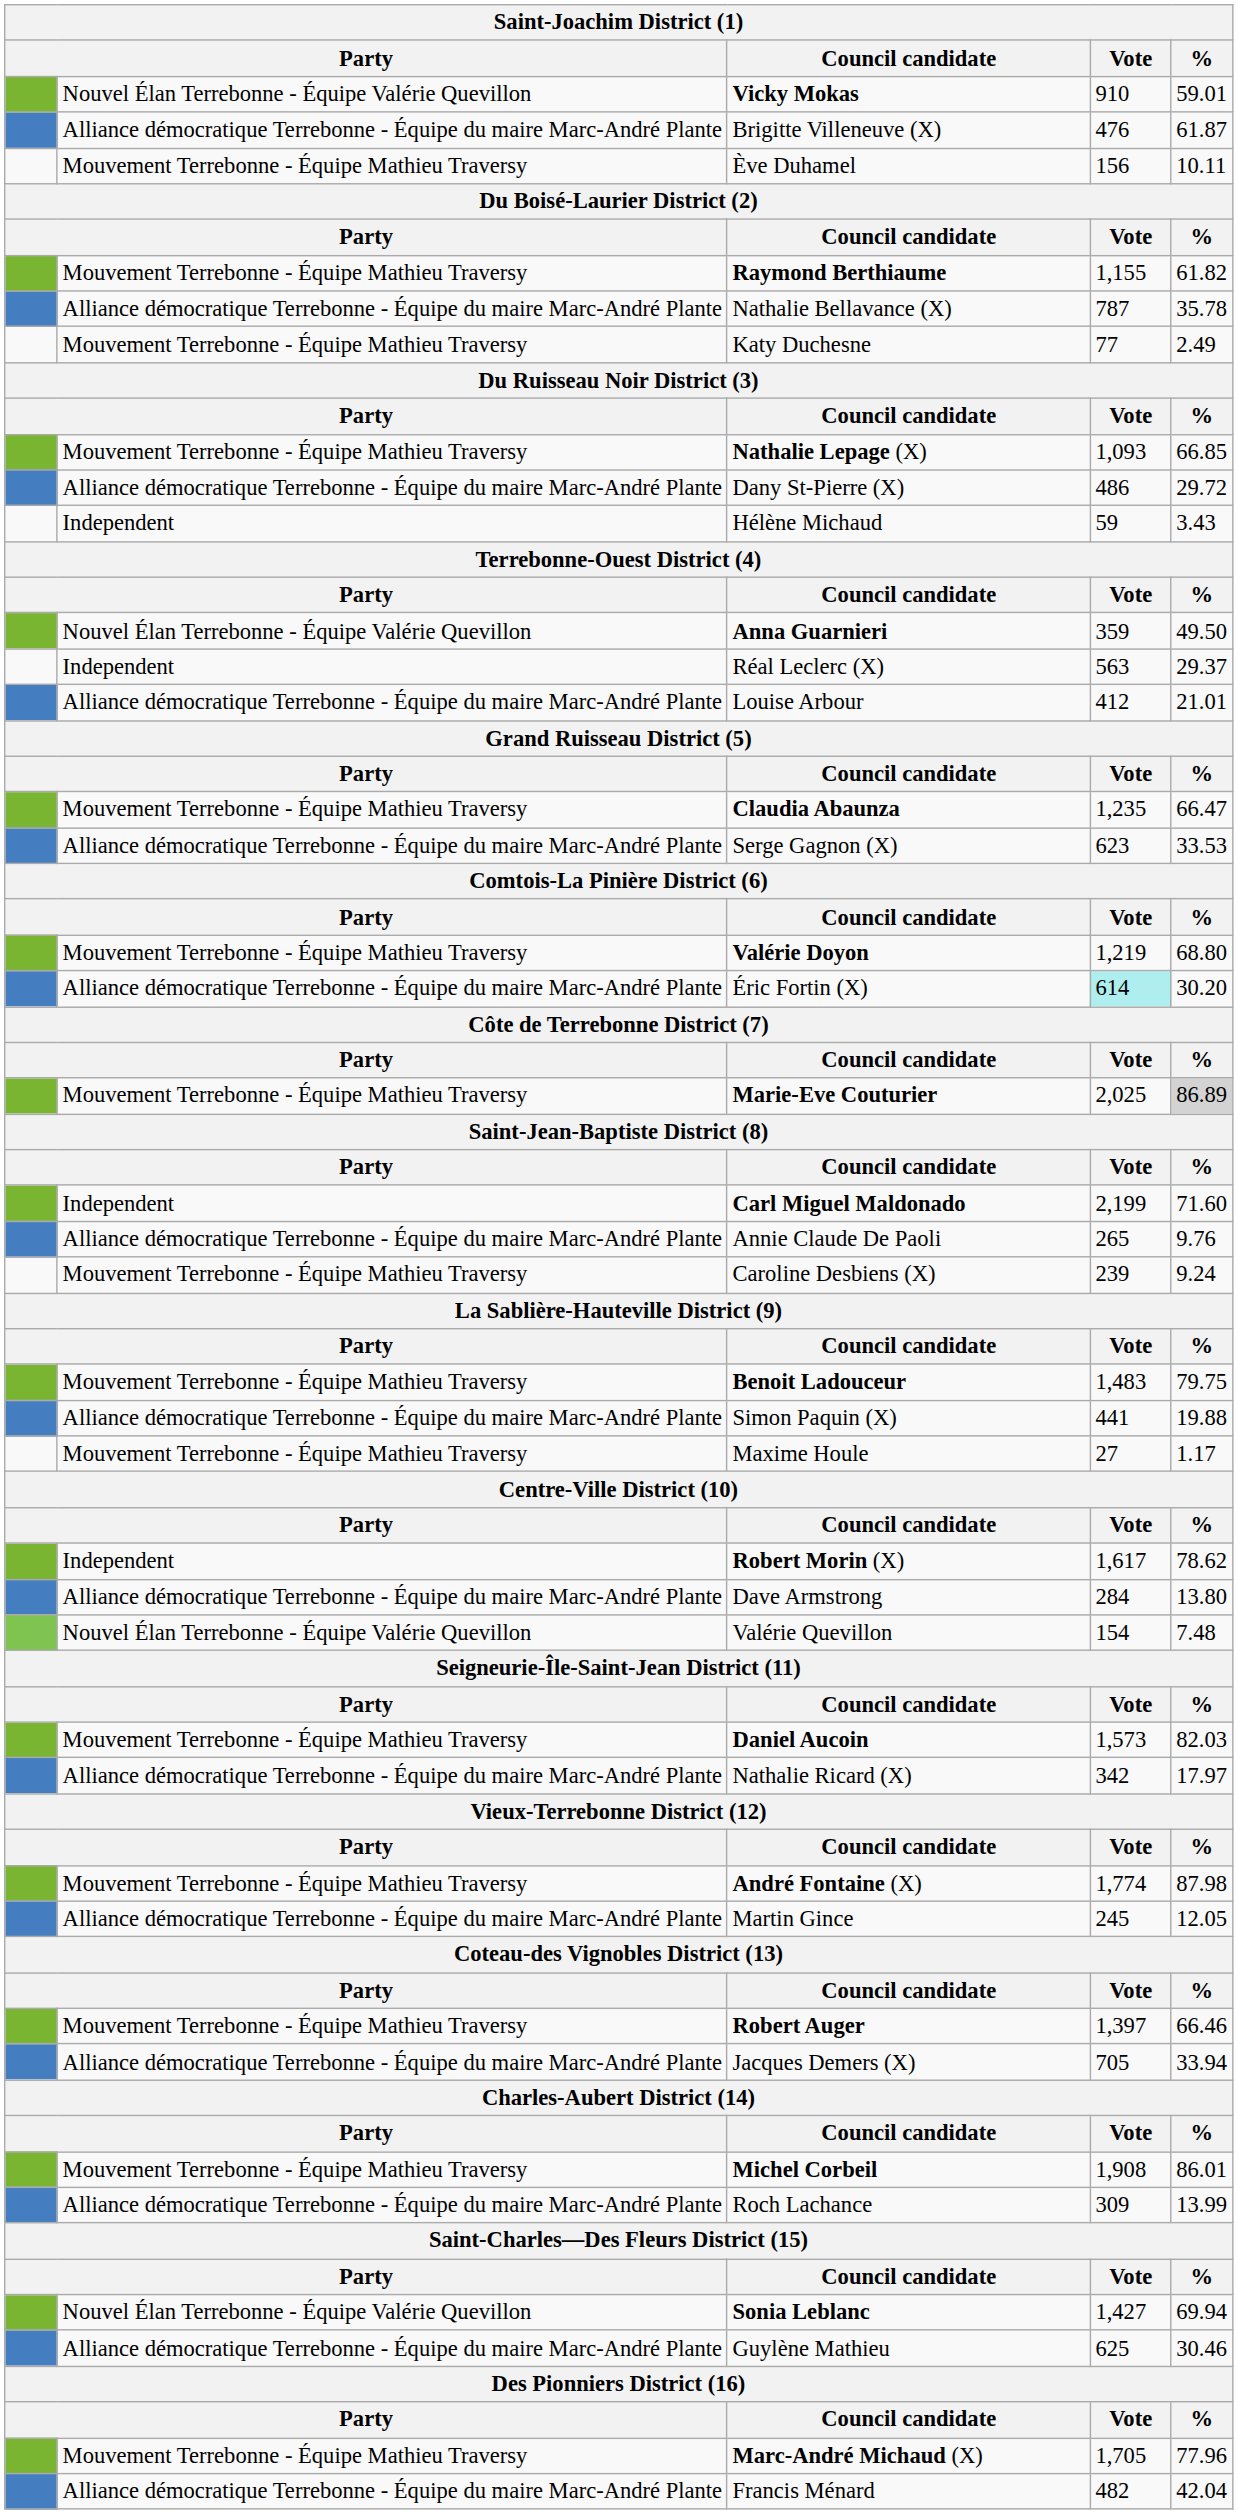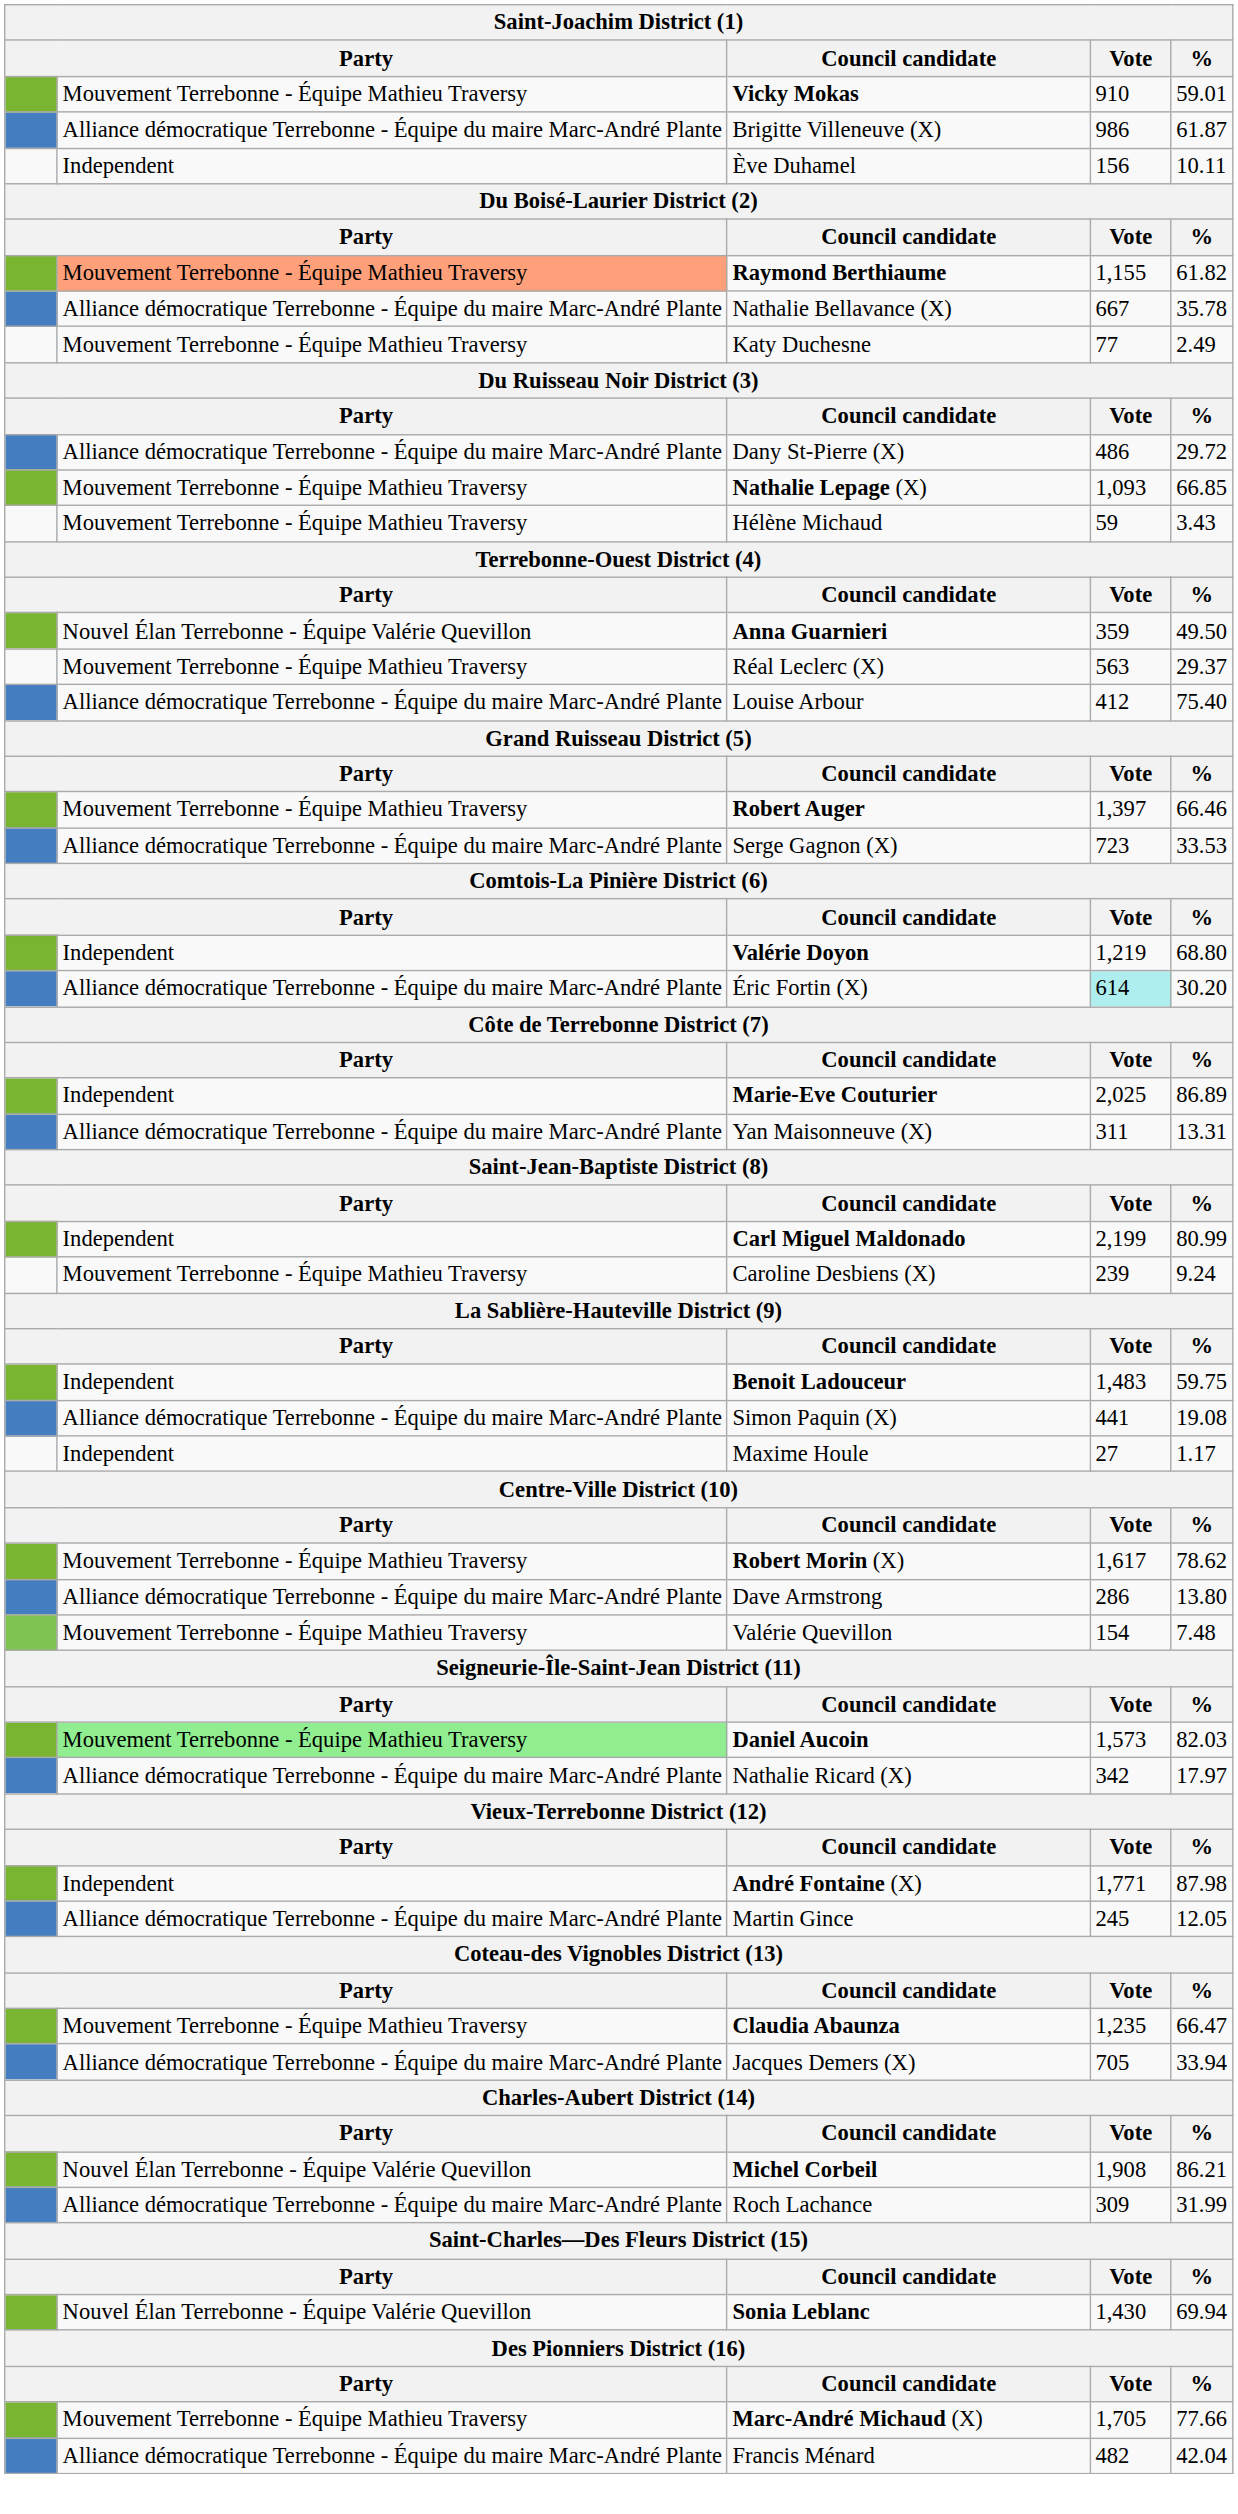(297, 93) Nouvel Élan Terrebonne - Équipe Valérie Quevillon -> (295, 93) Mouvement Terrebonne - Équipe Mathieu Traversy
(1112, 129) 476 -> (1112, 129) 986
(295, 165) Mouvement Terrebonne - Équipe Mathieu Traversy -> (118, 165) Independent
(295, 272) no background -> (295, 272) lightsalmon background
(1112, 308) 787 -> (1112, 308) 667
rows swapped: (830, 451) <-> (818, 487)
(118, 523) Independent -> (295, 523) Mouvement Terrebonne - Équipe Mathieu Traversy
(118, 666) Independent -> (295, 666) Mouvement Terrebonne - Équipe Mathieu Traversy
(1202, 702) 21.01 -> (1202, 702) 75.40
rows swapped: (816, 809) <-> (799, 2025)
(1112, 845) 623 -> (1112, 845) 723
(295, 952) Mouvement Terrebonne - Équipe Mathieu Traversy -> (118, 952) Independent
(295, 1095) Mouvement Terrebonne - Équipe Mathieu Traversy -> (118, 1095) Independent
(1202, 1095) lightgrey background -> (1202, 1095) no background
+ row: (832, 1131)
(1202, 1203) 71.60 -> (1202, 1238) 80.99
- row: (837, 1238)
(295, 1381) Mouvement Terrebonne - Équipe Mathieu Traversy -> (118, 1381) Independent
(1202, 1381) 79.75 -> (1202, 1381) 59.75
(1202, 1417) 19.88 -> (1202, 1417) 19.08
(295, 1453) Mouvement Terrebonne - Équipe Mathieu Traversy -> (118, 1453) Independent
(118, 1560) Independent -> (295, 1560) Mouvement Terrebonne - Équipe Mathieu Traversy
(1112, 1596) 284 -> (1112, 1596) 286
(297, 1632) Nouvel Élan Terrebonne - Équipe Valérie Quevillon -> (295, 1632) Mouvement Terrebonne - Équipe Mathieu Traversy
(295, 1739) no background -> (295, 1739) lightgreen background
(295, 1882) Mouvement Terrebonne - Équipe Mathieu Traversy -> (118, 1882) Independent
(1121, 1882) 1,774 -> (1121, 1882) 1,771
(295, 2169) Mouvement Terrebonne - Équipe Mathieu Traversy -> (297, 2169) Nouvel Élan Terrebonne - Équipe Valérie Quevillon
(1202, 2169) 86.01 -> (1202, 2169) 86.21
(1202, 2204) 13.99 -> (1202, 2204) 31.99
(1121, 2312) 1,427 -> (1121, 2312) 1,430
- row: (811, 2348)
(1202, 2455) 77.96 -> (1202, 2419) 77.66
